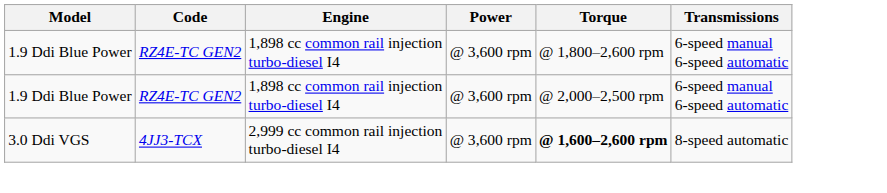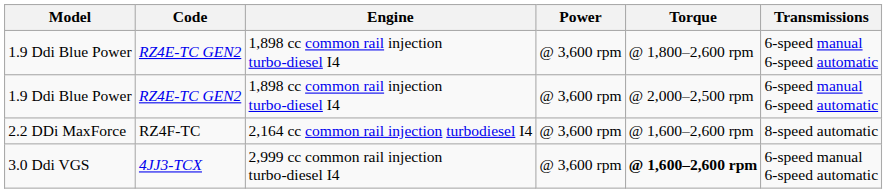+ row: (67, 131)
(732, 140) 8-speed automatic -> (821, 166) 6-speed manual 6-speed automatic
